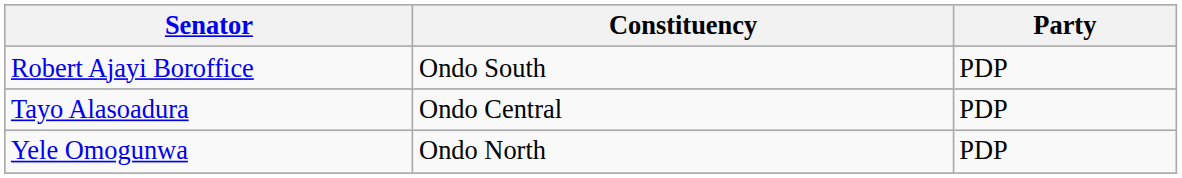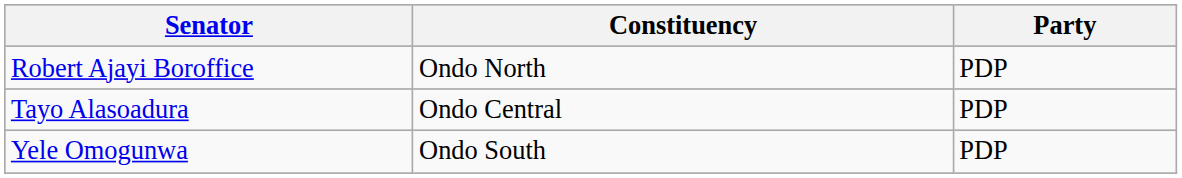(483, 67) Ondo South -> (483, 67) Ondo North
(483, 151) Ondo North -> (483, 151) Ondo South
